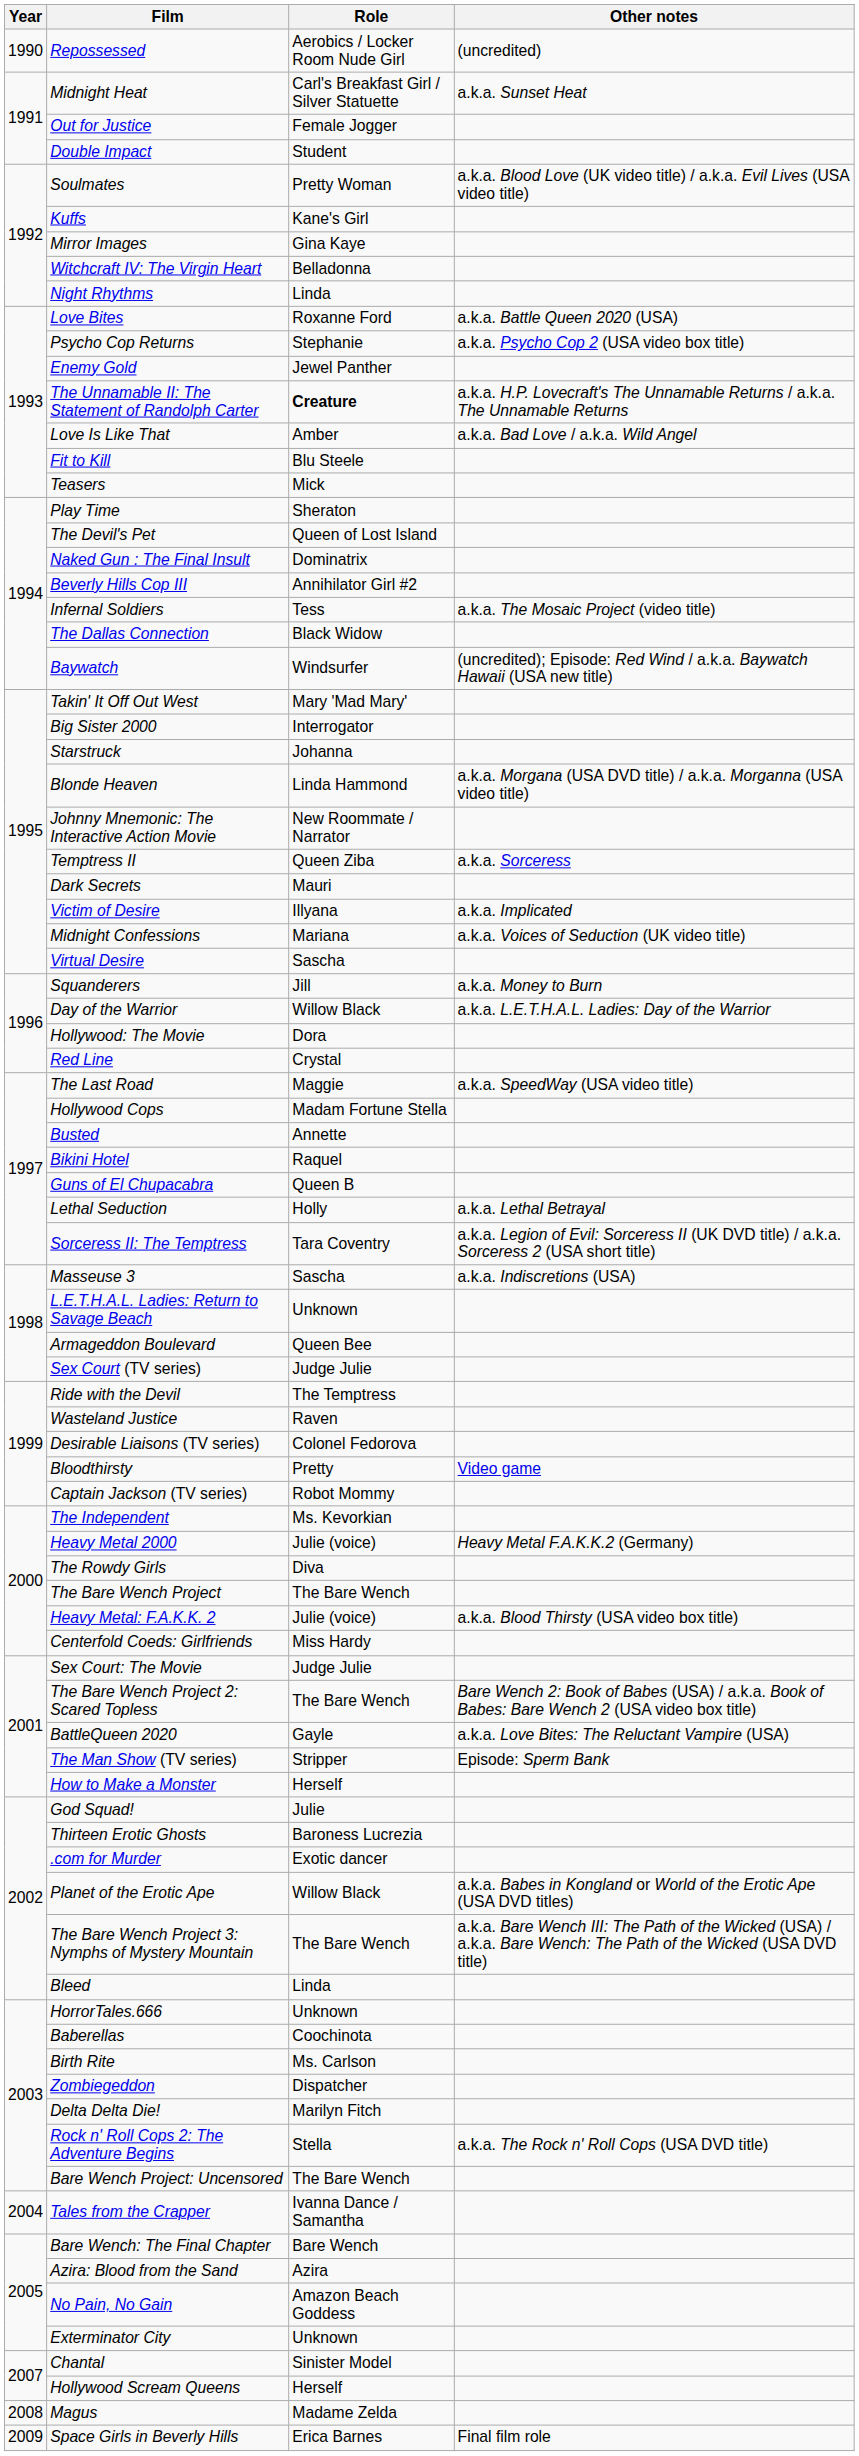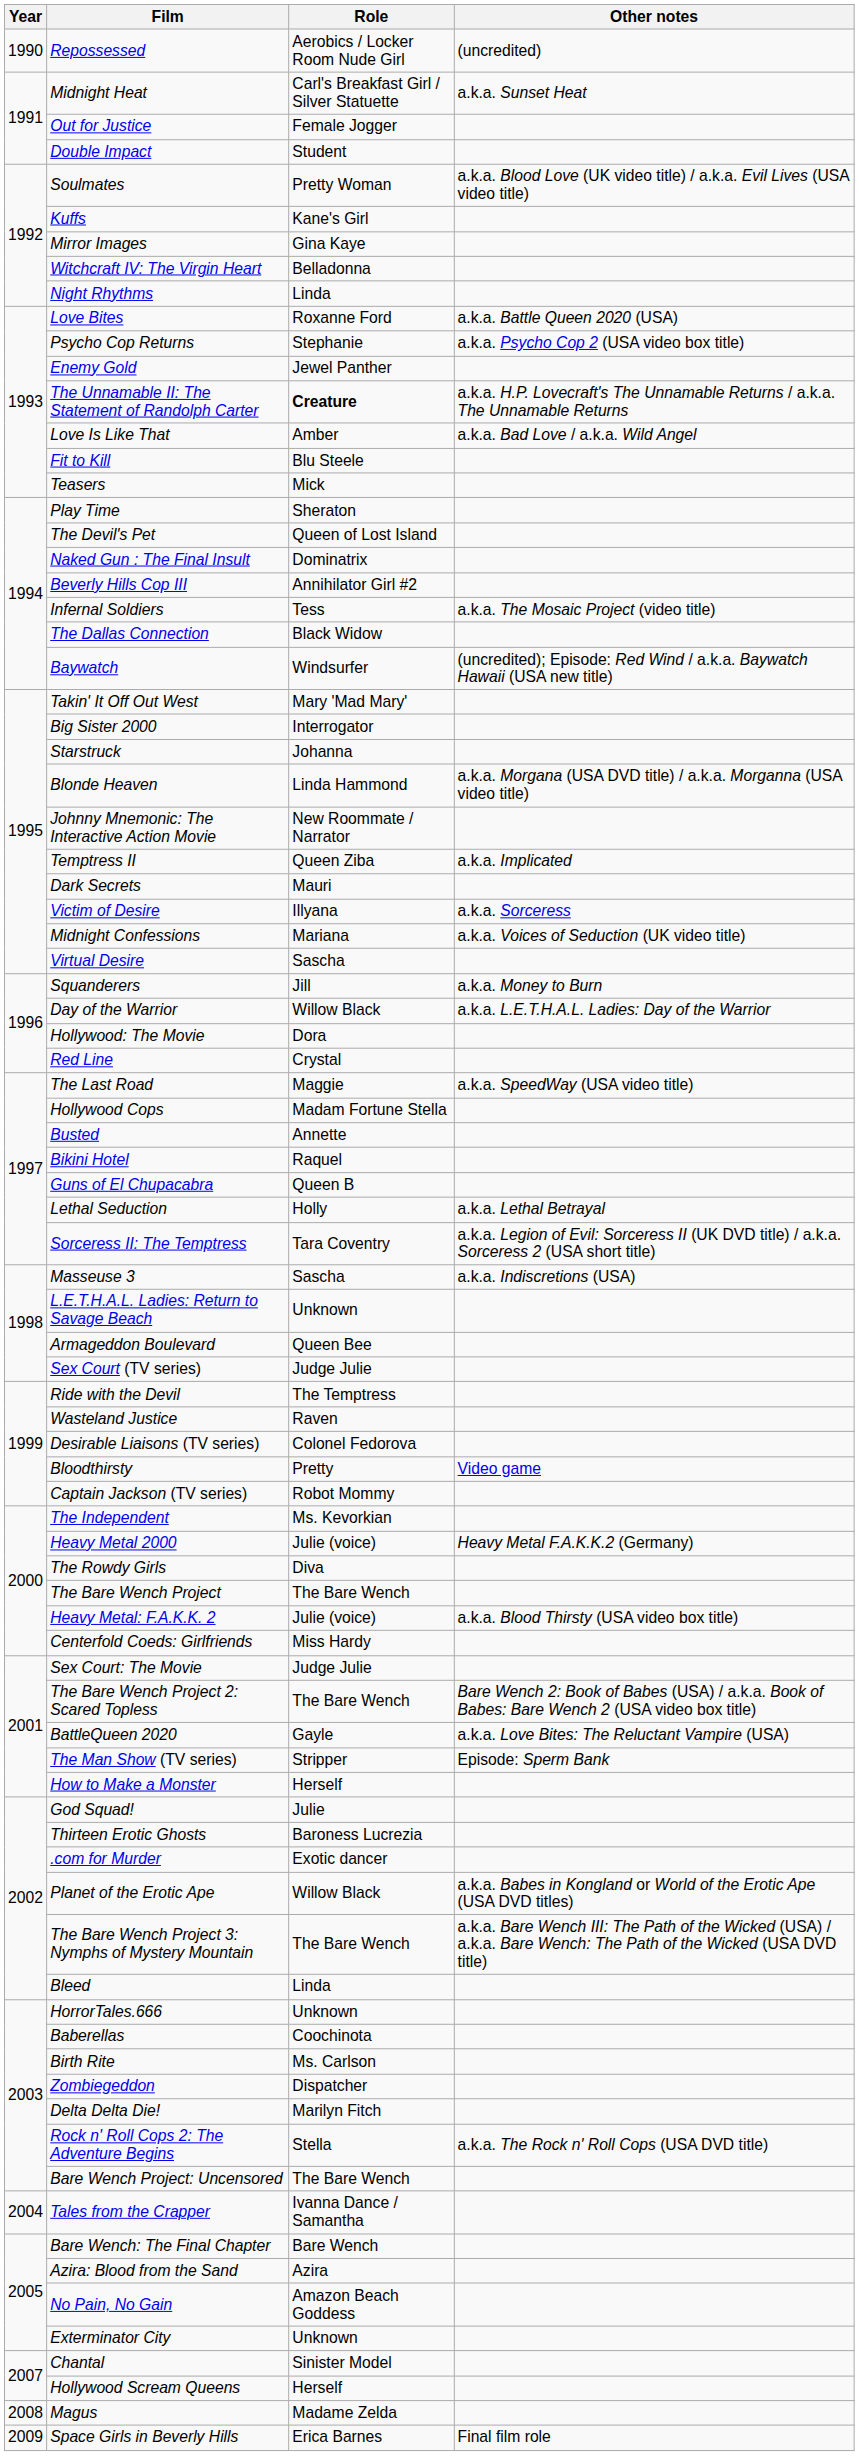(514, 861) a.k.a. Sorceress -> (515, 861) a.k.a. Implicated
(515, 911) a.k.a. Implicated -> (514, 911) a.k.a. Sorceress
